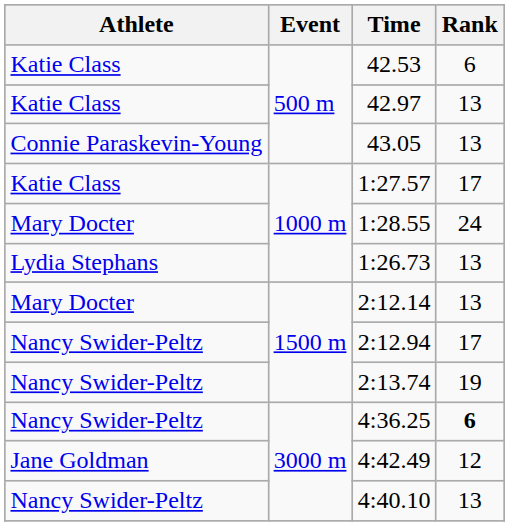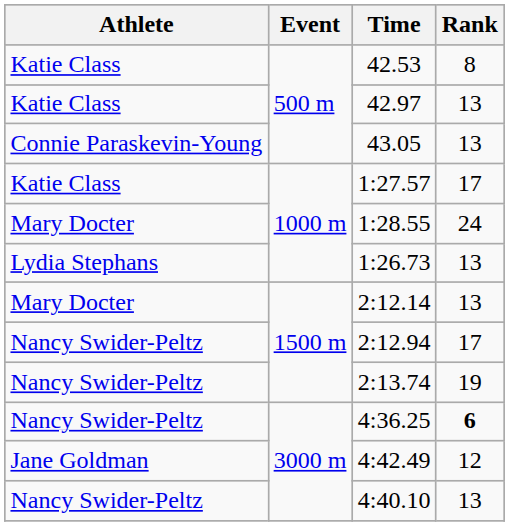(470, 64) 6 -> (470, 64) 8
